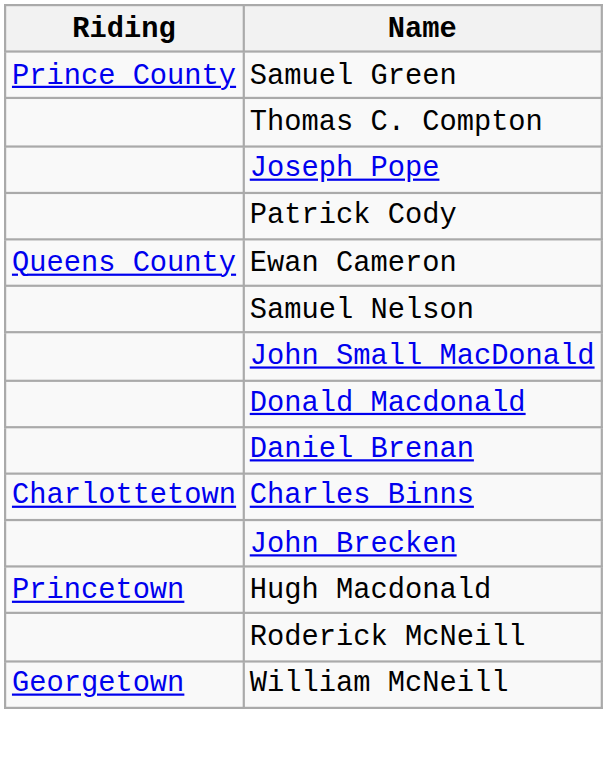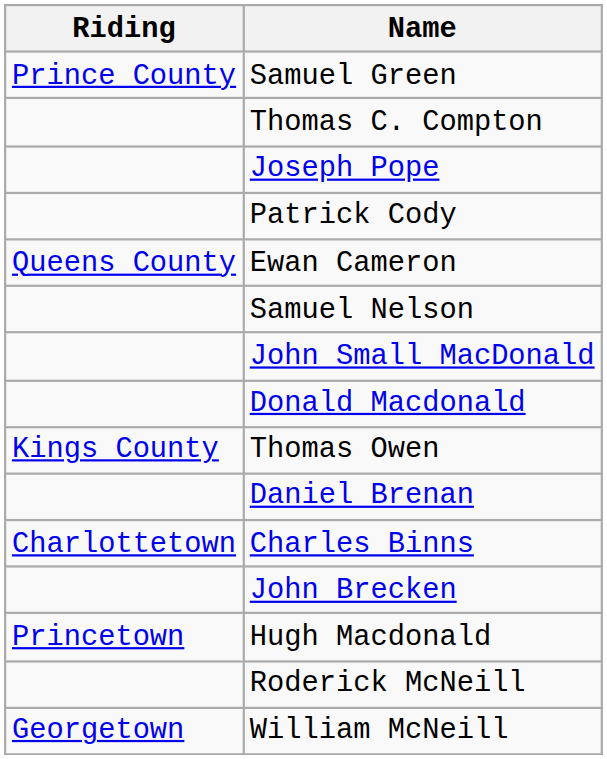+ row: (345, 450)
